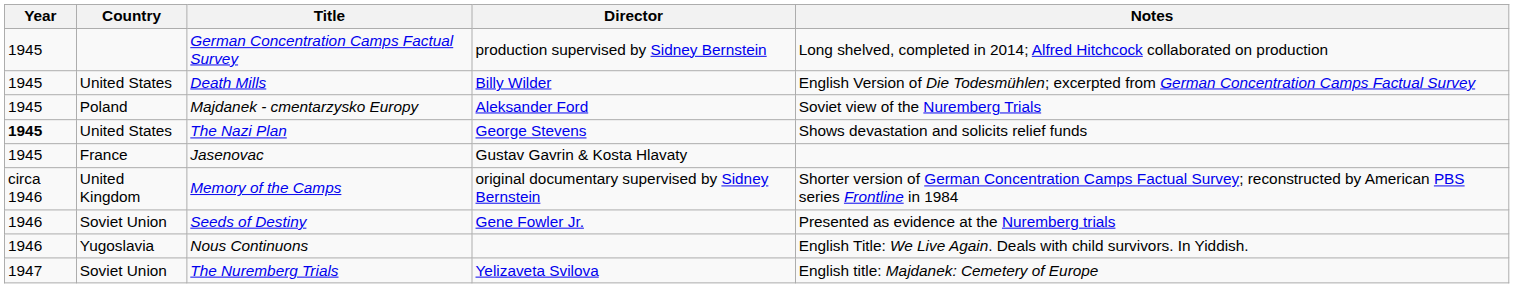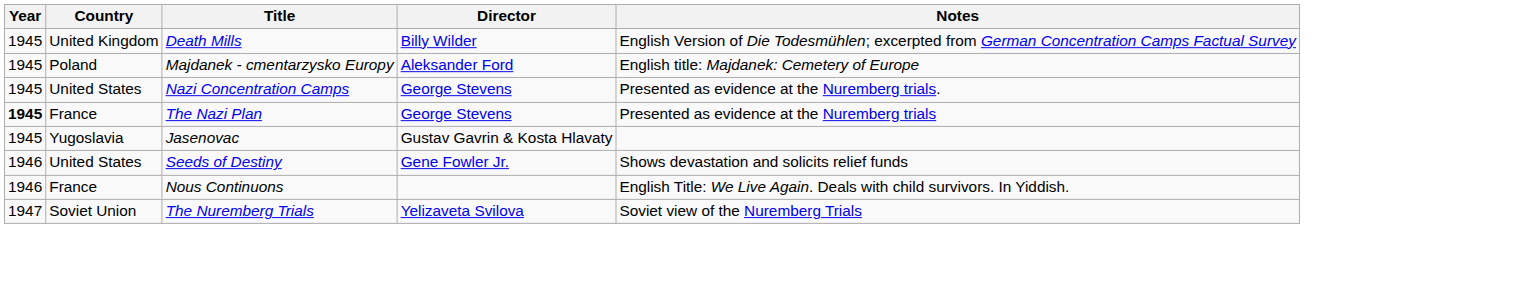- row: (322, 49)
(126, 82) United States -> (104, 41) United Kingdom
(920, 107) Soviet view of the Nuremberg Trials -> (769, 65) English title: Majdanek: Cemetery of Europe
+ row: (257, 89)
(126, 131) United States -> (73, 114) France
(943, 131) Shows devastation and solicits relief funds -> (778, 114) Presented as evidence at the Nuremberg trials
(104, 155) France -> (86, 138) Yugoslavia
- row: (266, 188)
(123, 221) Soviet Union -> (95, 162) United States
(957, 221) Presented as evidence at the Nuremberg trials -> (764, 162) Shows devastation and solicits relief funds
(117, 246) Yugoslavia -> (73, 187) France
(949, 270) English title: Majdanek: Cemetery of Europe -> (741, 211) Soviet view of the Nuremberg Trials
